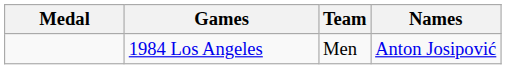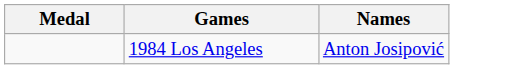- column: (345, 19)
